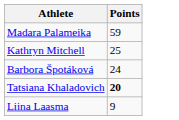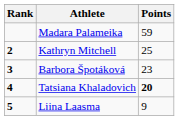+ column: (20, 13)
(115, 69) 24 -> (147, 69) 23
